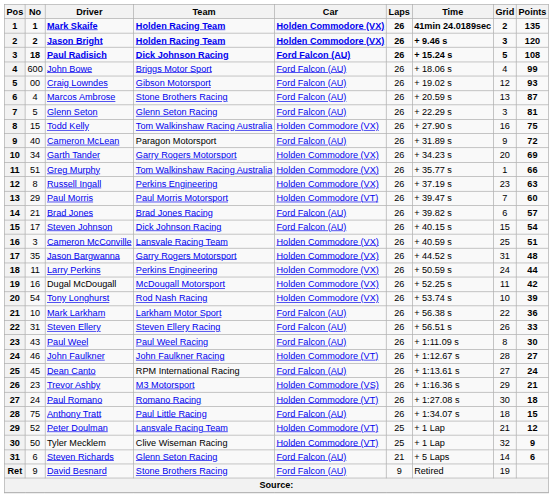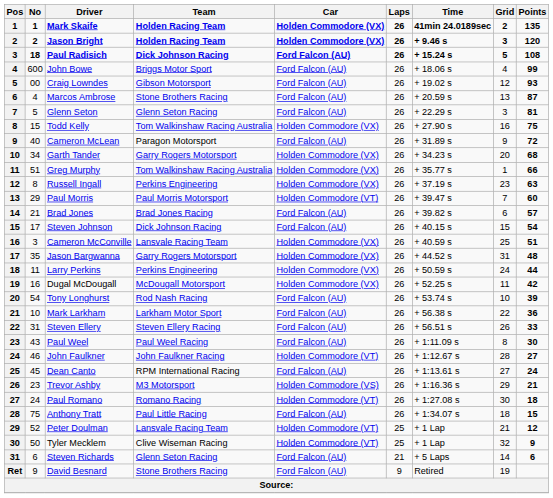(532, 155) 69 -> (532, 155) 68
(328, 298) Holden Commodore (VX) -> (311, 298) Ford Falcon (AU)
